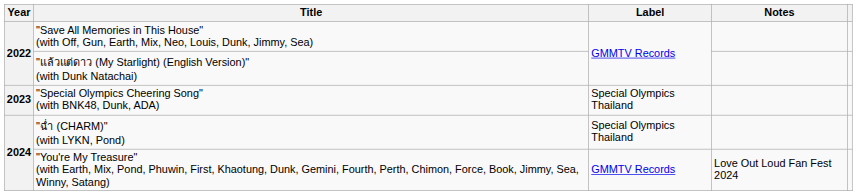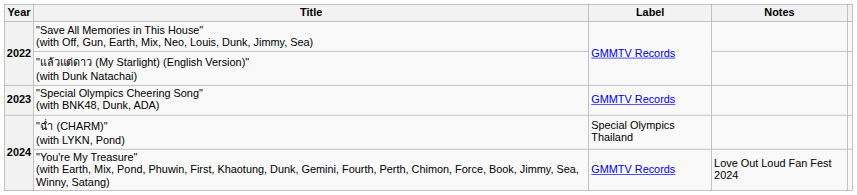(633, 100) Special Olympics Thailand -> (633, 100) GMMTV Records
